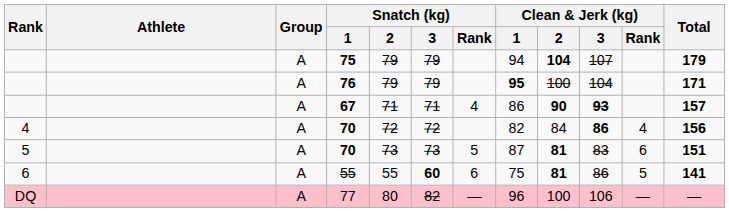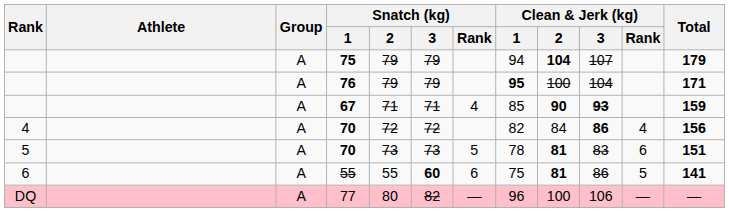(516, 106) 86 -> (516, 106) 85
(694, 106) 157 -> (694, 106) 159
(516, 151) 87 -> (516, 151) 78
